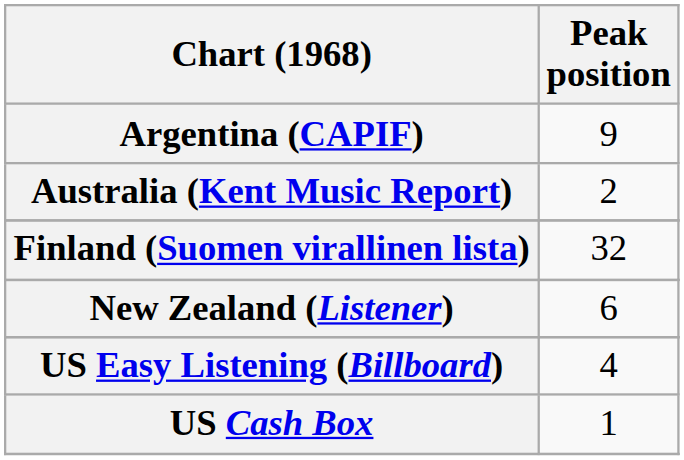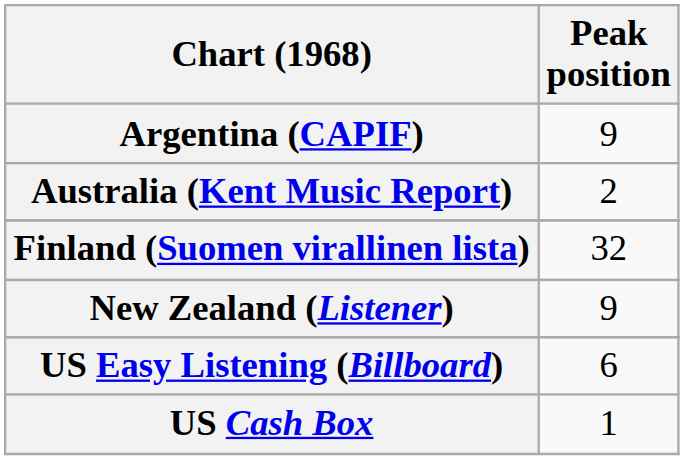(609, 307) 6 -> (609, 307) 9
(609, 365) 4 -> (609, 365) 6
